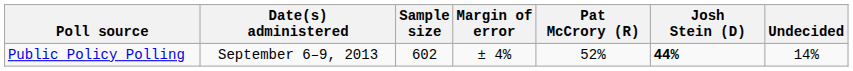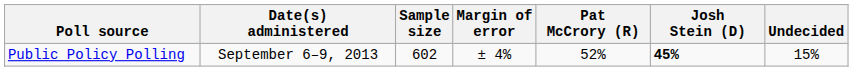(666, 55) 44% -> (666, 55) 45%
(806, 55) 14% -> (806, 55) 15%
